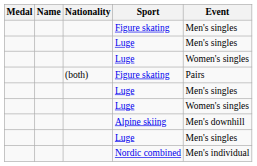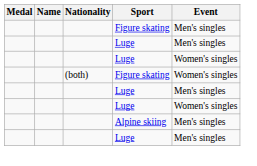(195, 75) Pairs -> (206, 75) Women's singles
(215, 122) Men's downhill -> (200, 122) Men's singles
- row: (88, 154)
